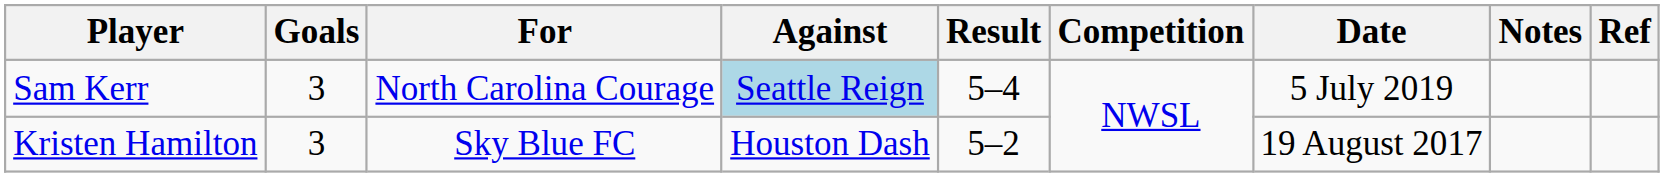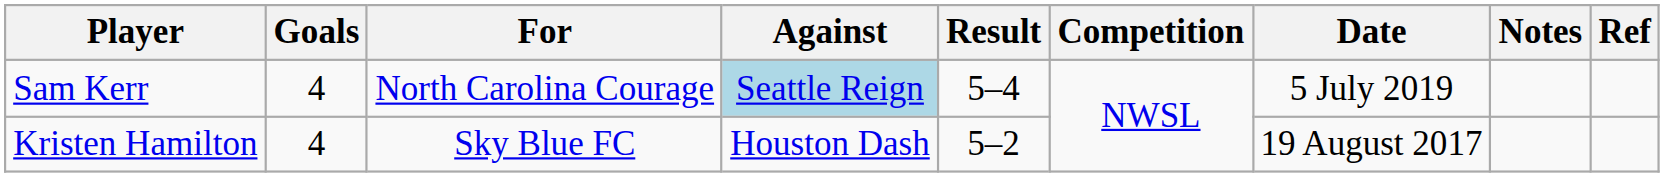(316, 87) 3 -> (316, 87) 4
(316, 143) 3 -> (316, 143) 4
